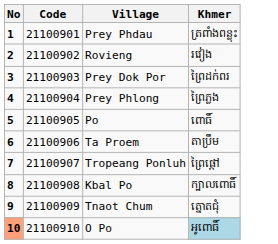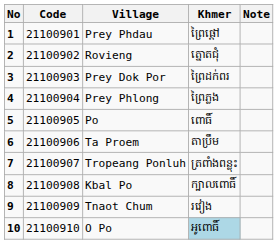+ column: (257, 14)
(215, 33) ត្រពាំងពន្លុះ -> (205, 33) ព្រៃផ្ដៅ
(202, 54) រវៀង -> (205, 54) ត្នោតជុំ
(205, 163) ព្រៃផ្ដៅ -> (215, 163) ត្រពាំងពន្លុះ
(205, 206) ត្នោតជុំ -> (202, 206) រវៀង
(14, 228) lightsalmon background -> (14, 228) no background
